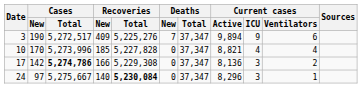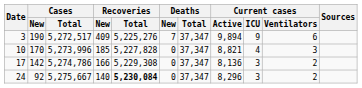(315, 50) 4 -> (315, 50) 3
(70, 63) bold -> (70, 63) normal
(39, 77) 97 -> (39, 77) 92
(315, 77) 1 -> (315, 77) 2
